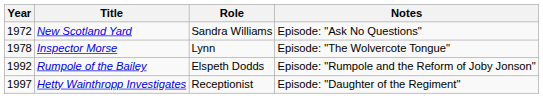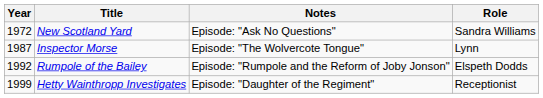columns swapped: (232, 13) <-> (407, 13)
(19, 48) 1978 -> (19, 48) 1987
(19, 84) 1997 -> (19, 84) 1999
